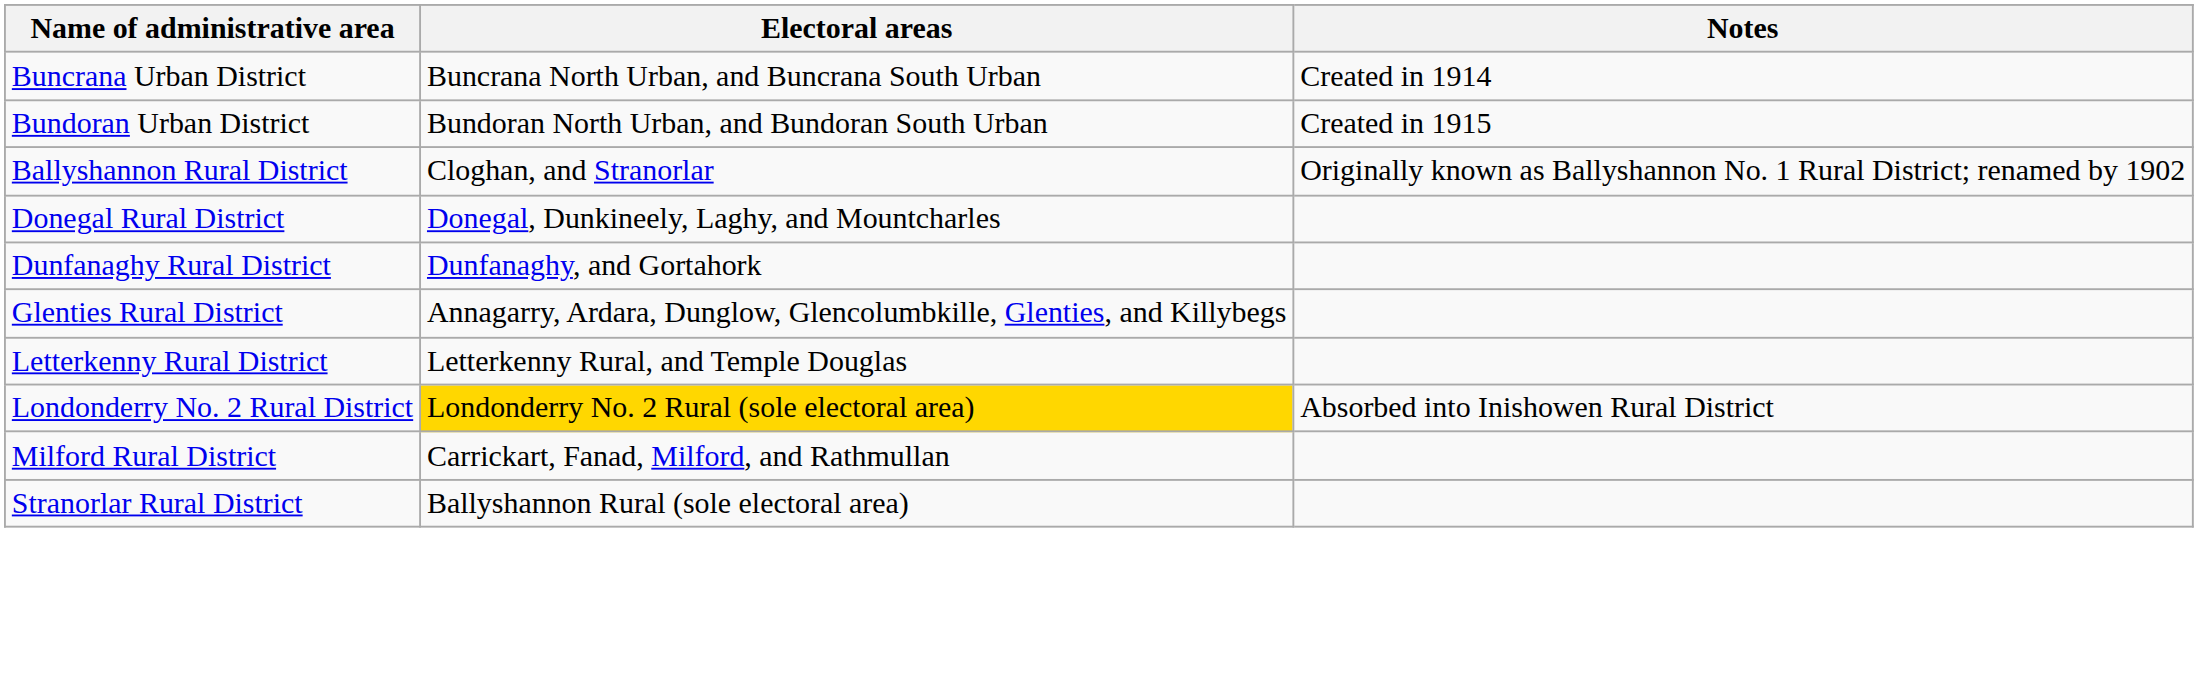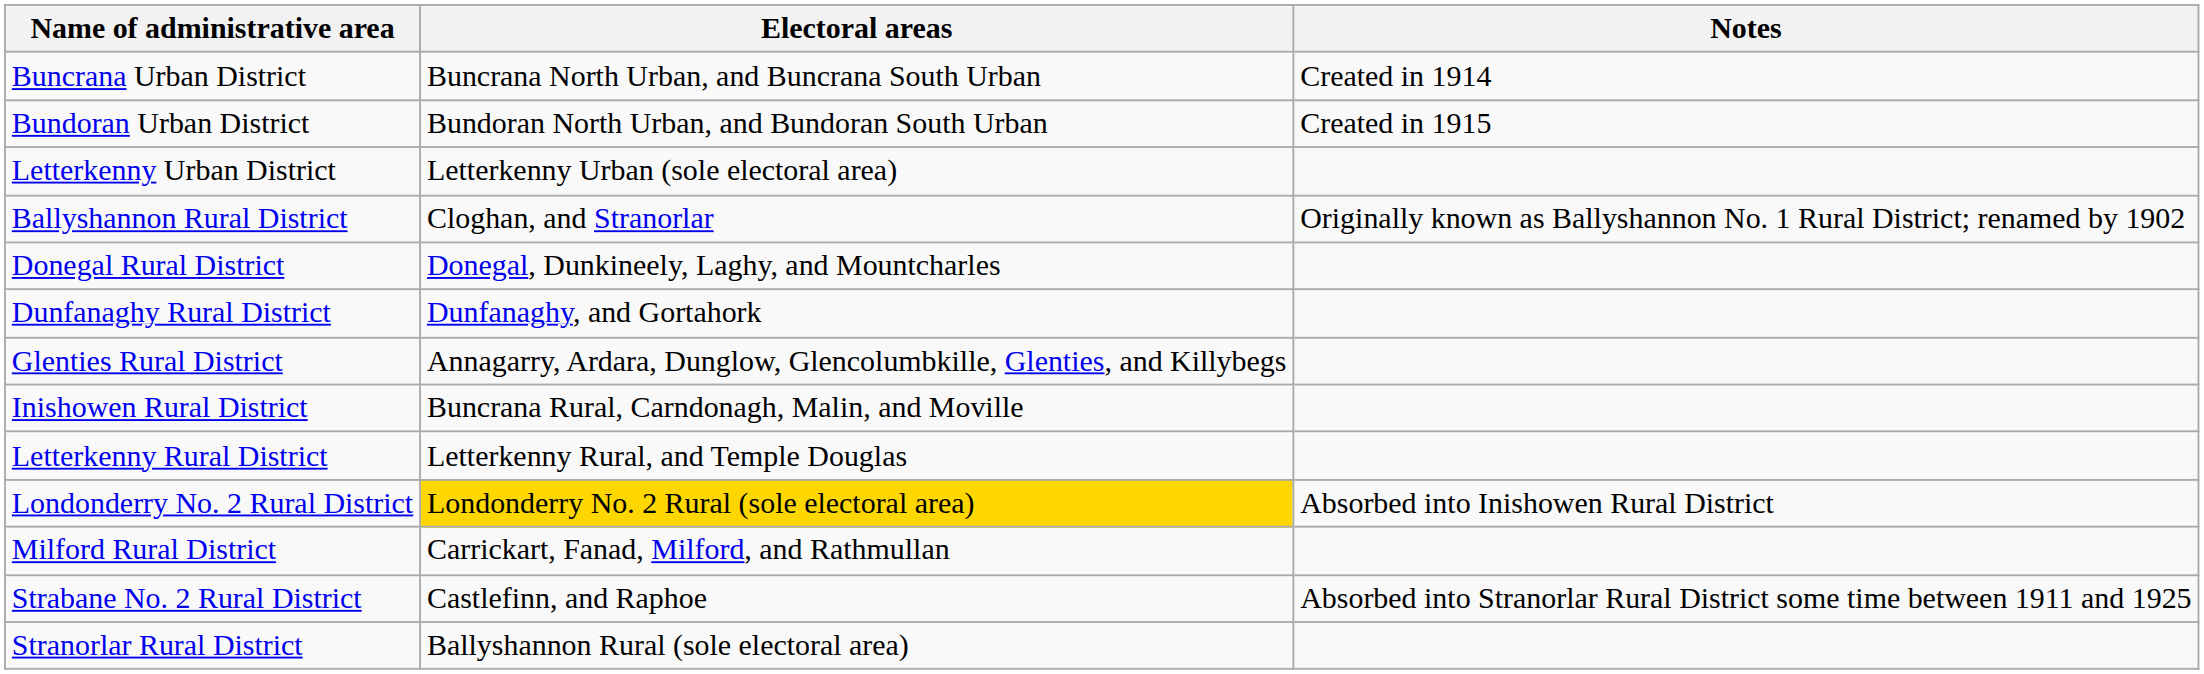+ row: (174, 170)
+ row: (160, 407)
+ row: (187, 597)
